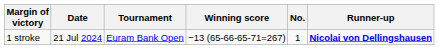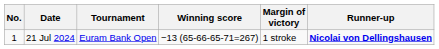columns swapped: (298, 17) <-> (28, 17)
